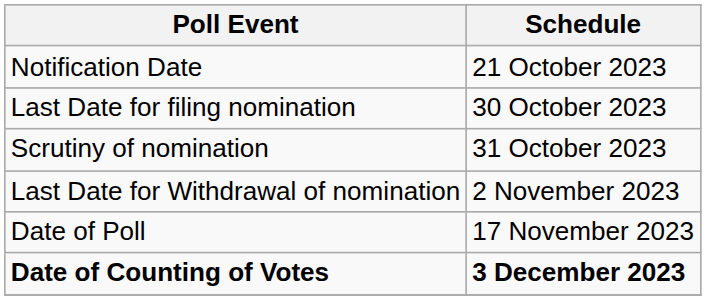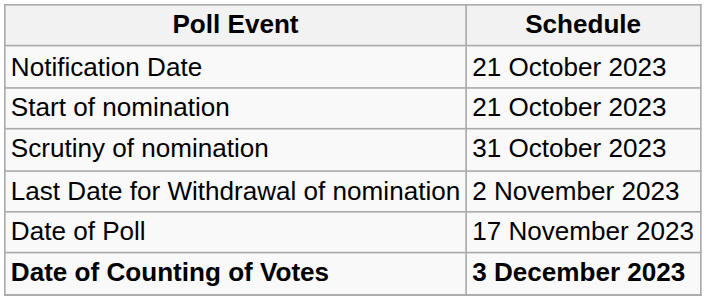+ row: (120, 107)
- row: (183, 107)
